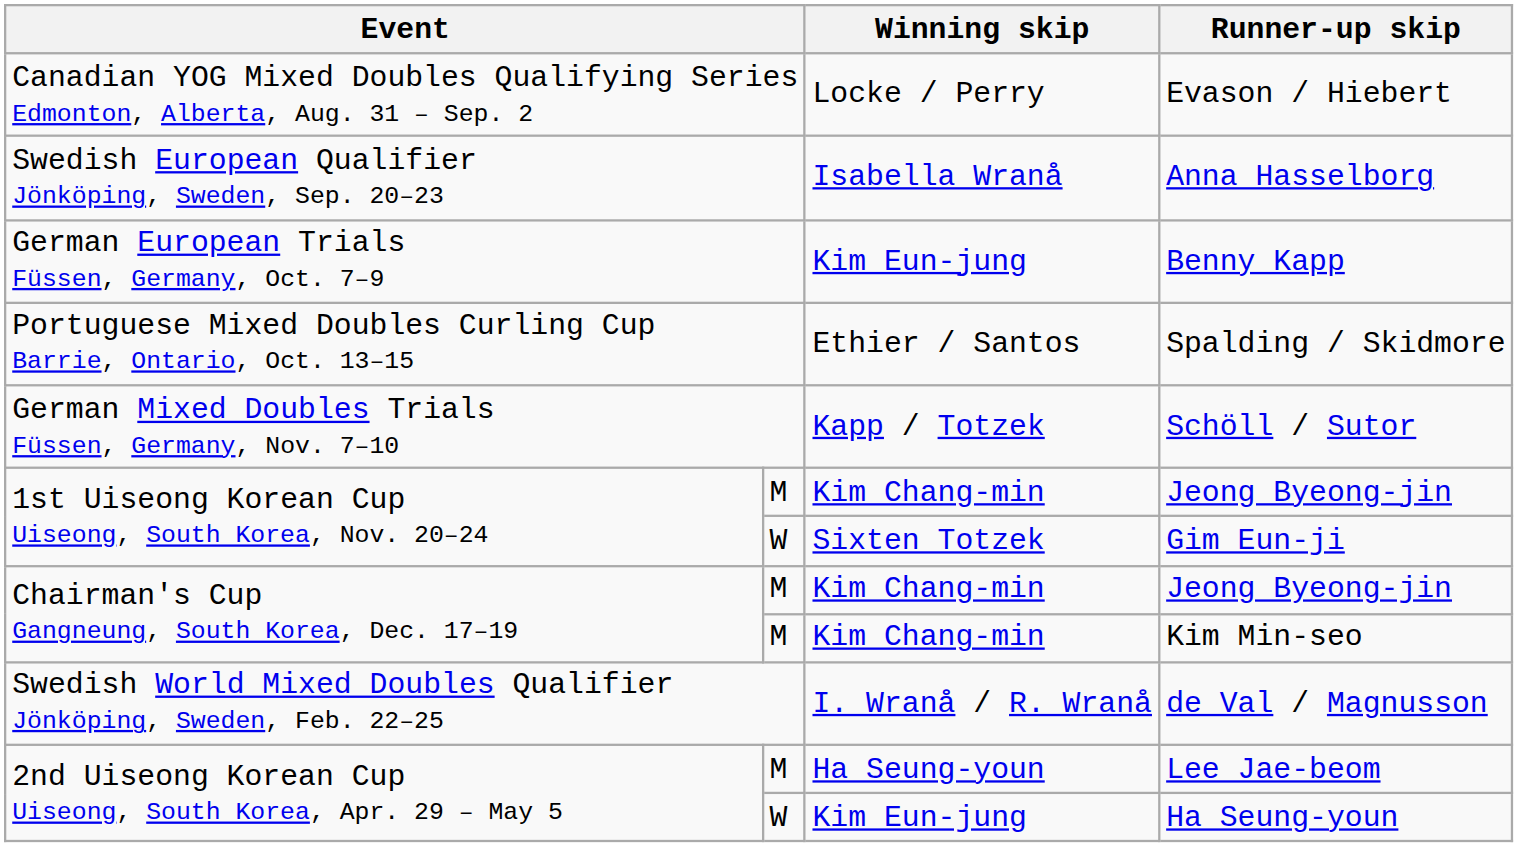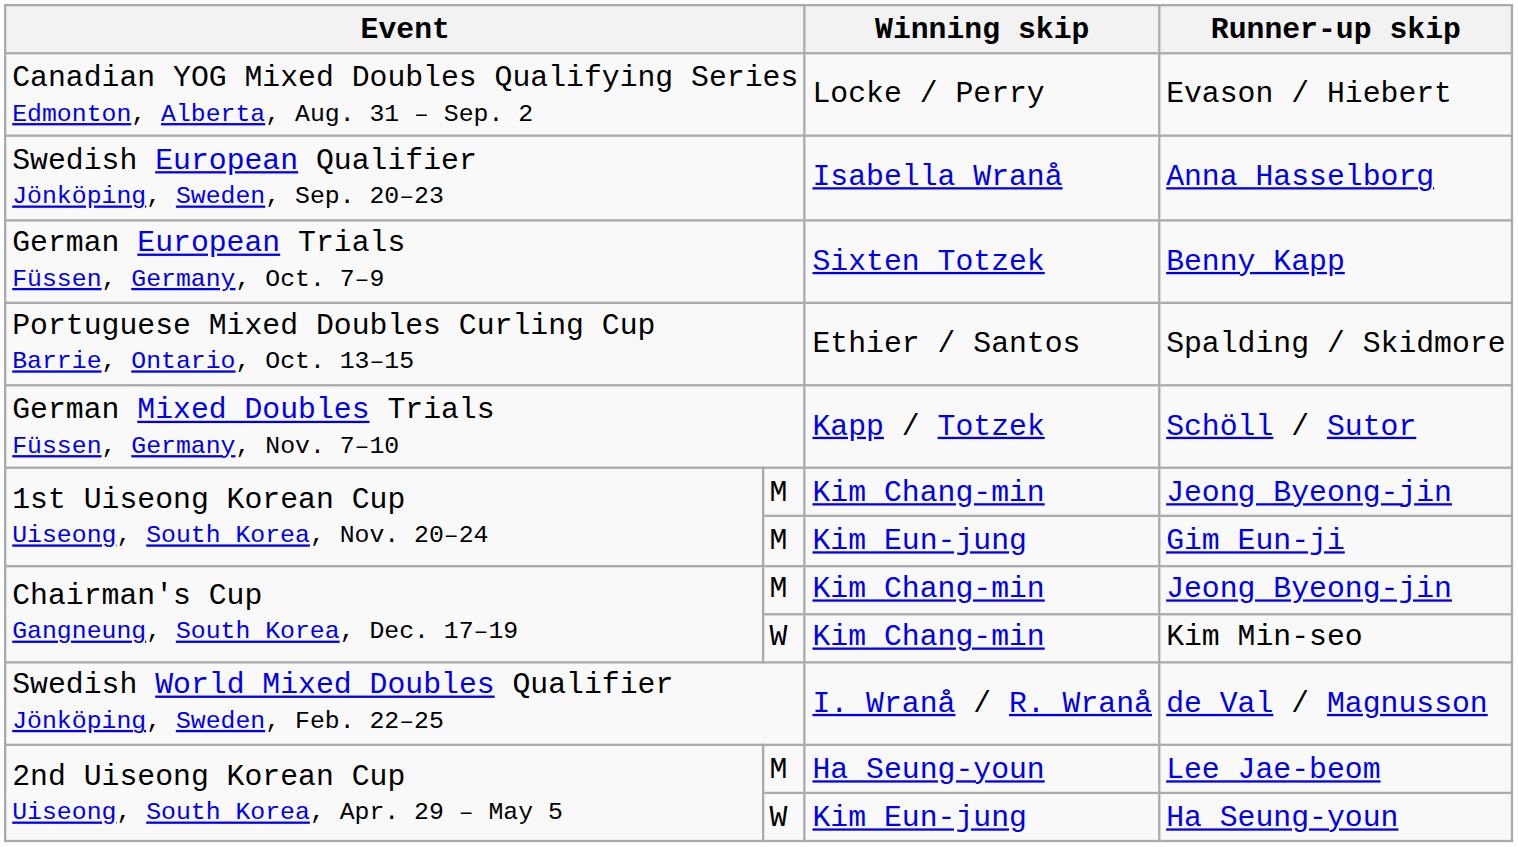(920, 261) Kim Eun-jung -> (929, 261) Sixten Totzek
(778, 541) W -> (778, 541) M
(929, 541) Sixten Totzek -> (920, 541) Kim Eun-jung
(778, 638) M -> (778, 638) W
